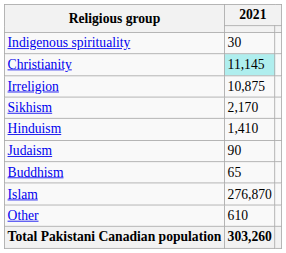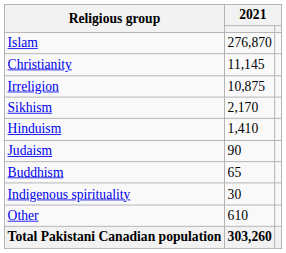rows swapped: (23, 194) <-> (69, 43)
(246, 64) paleturquoise background -> (246, 64) no background
